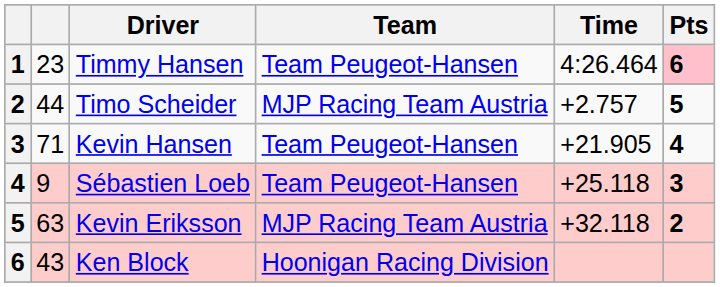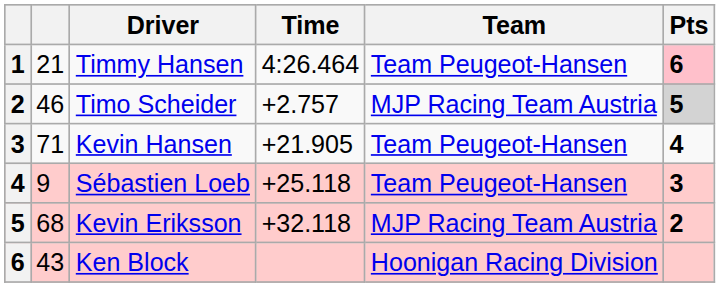columns swapped: (405, 25) <-> (609, 25)
(50, 65) 23 -> (50, 65) 21
(50, 104) 44 -> (50, 104) 46
(676, 104) no background -> (676, 104) lightgrey background
(50, 223) 63 -> (50, 223) 68
